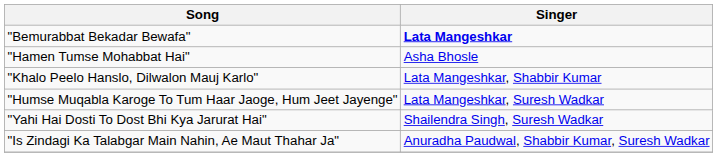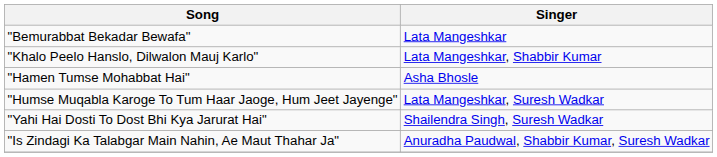(458, 36) bold -> (455, 36) normal
rows swapped: (99, 57) <-> (133, 78)
